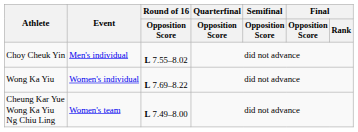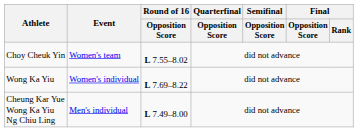(99, 55) Men's individual -> (95, 55) Women's team
(95, 110) Women's team -> (99, 110) Men's individual
